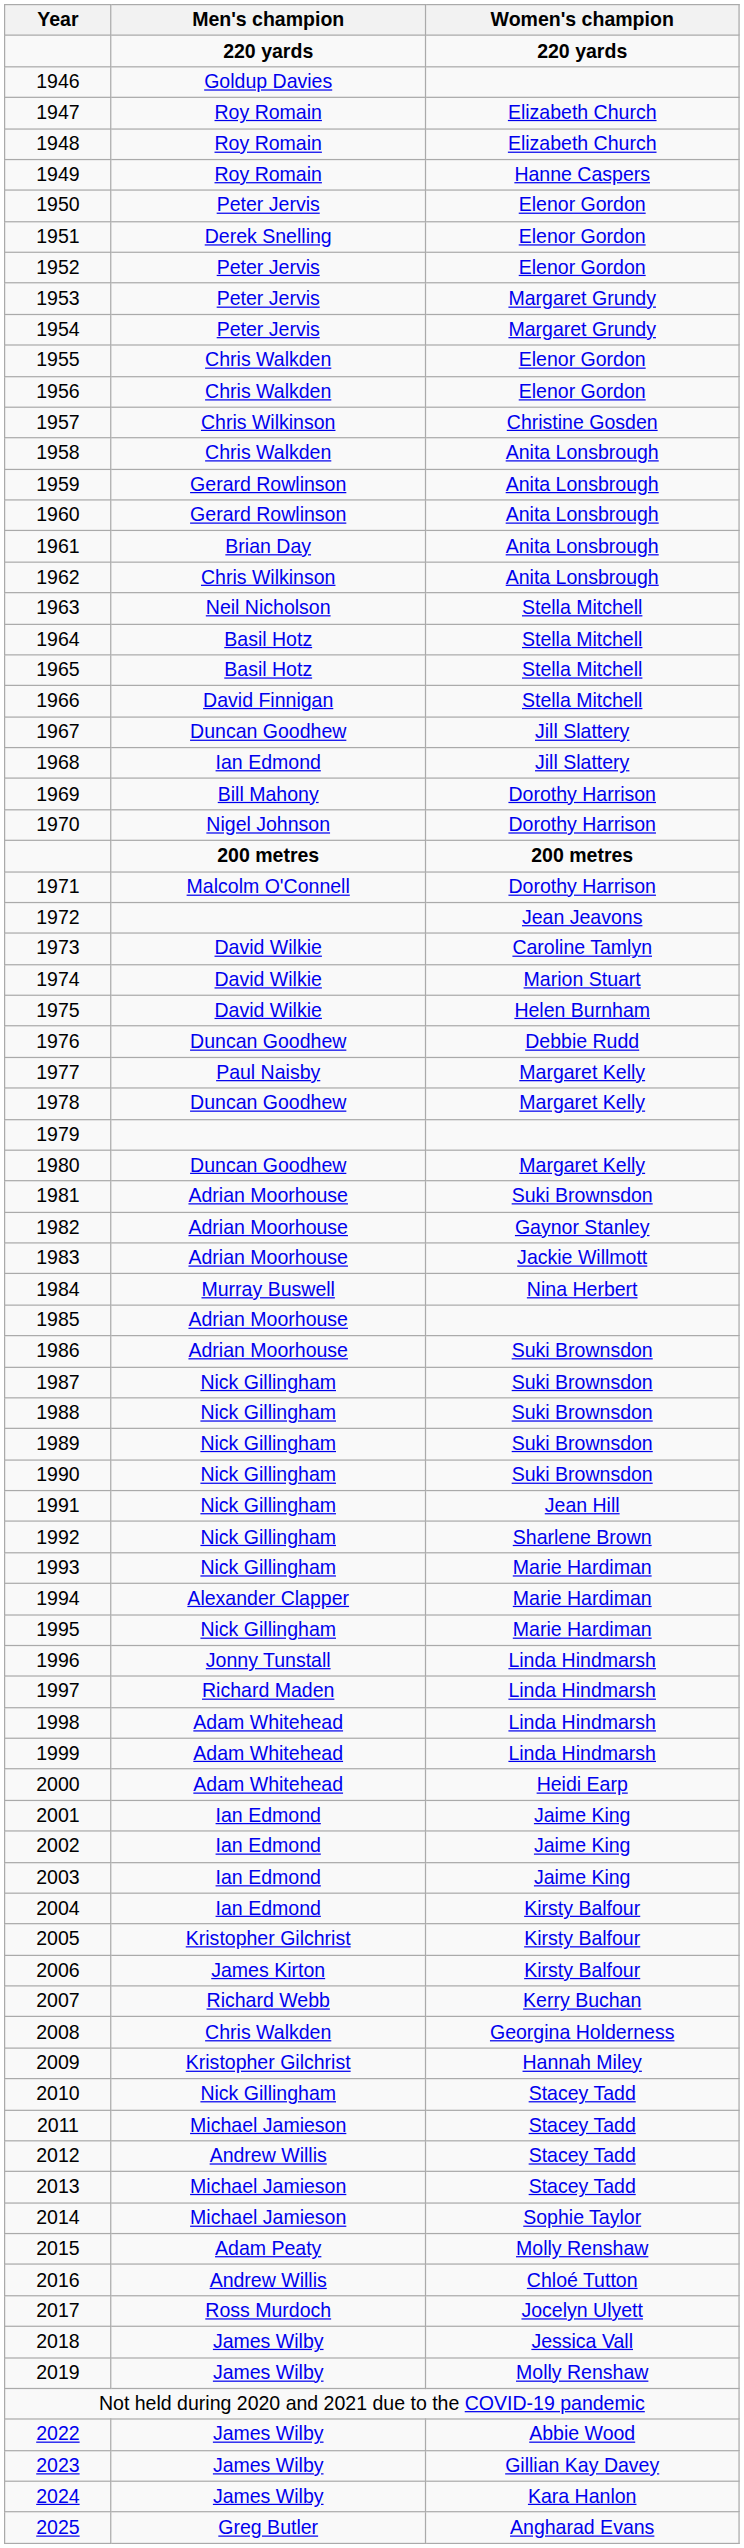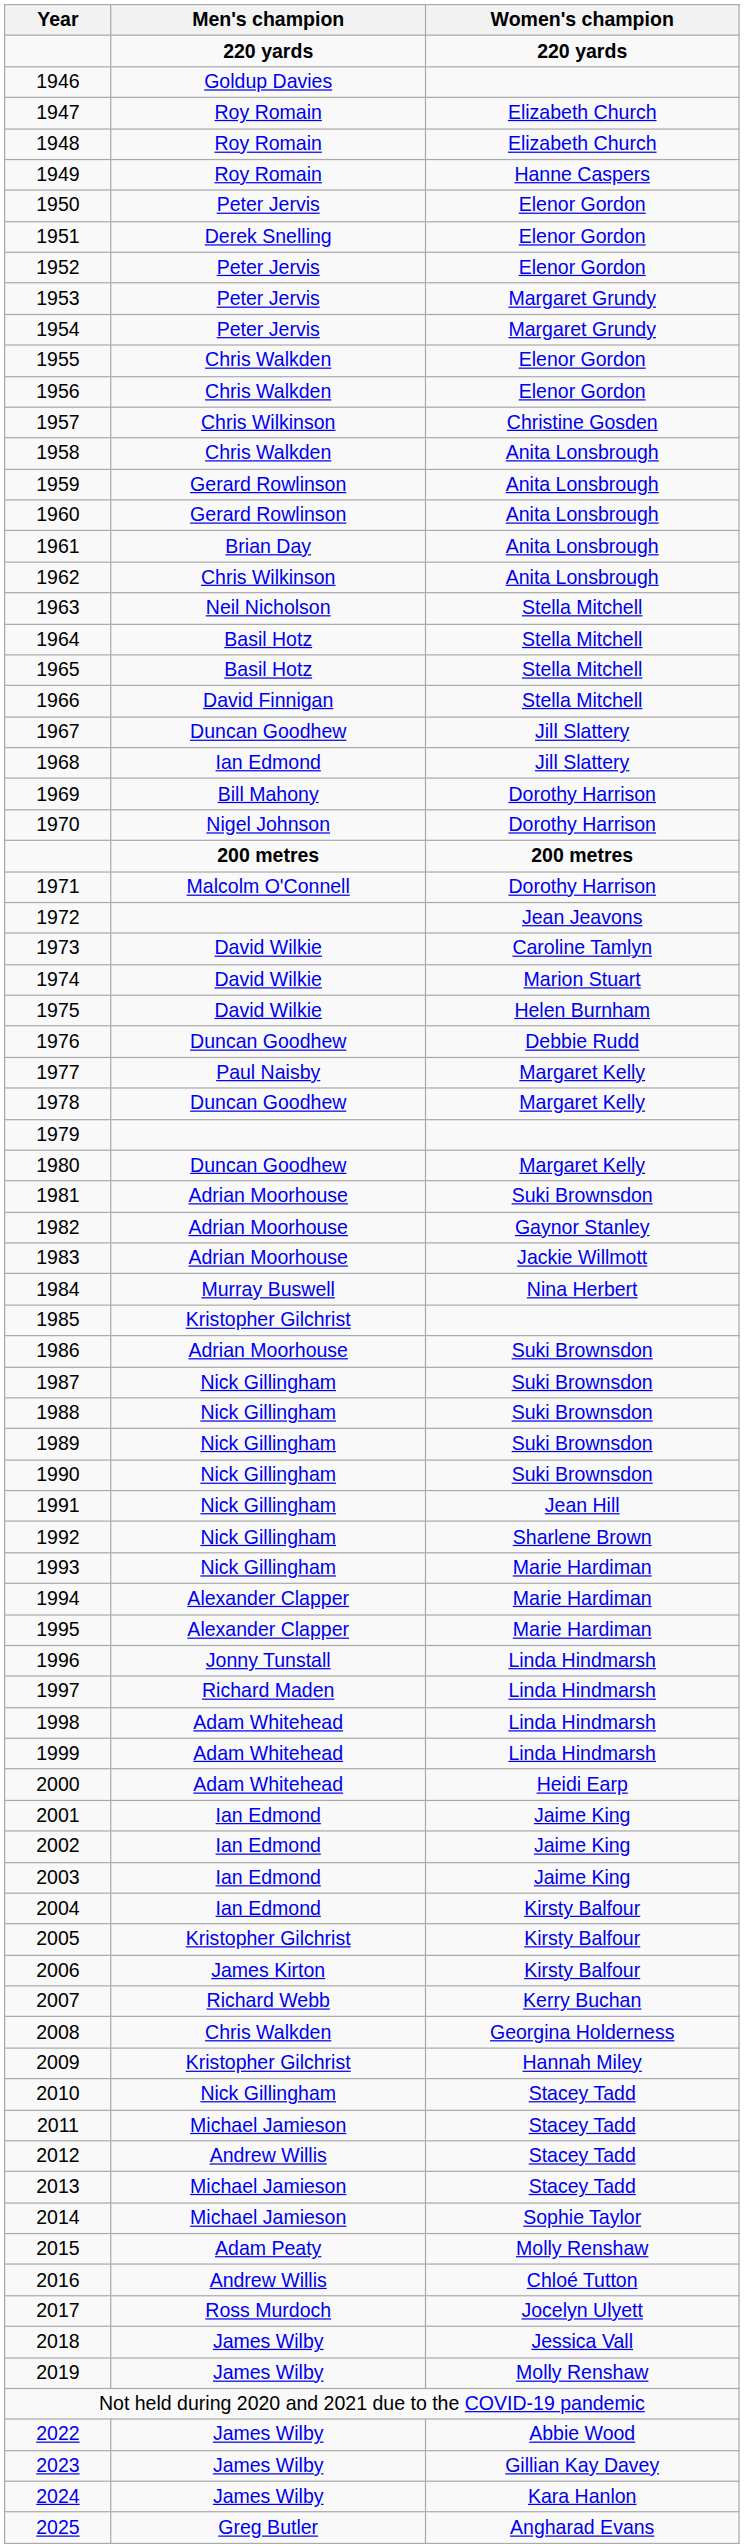(268, 1320) Adrian Moorhouse -> (268, 1320) Kristopher Gilchrist
(268, 1629) Nick Gillingham -> (268, 1629) Alexander Clapper
